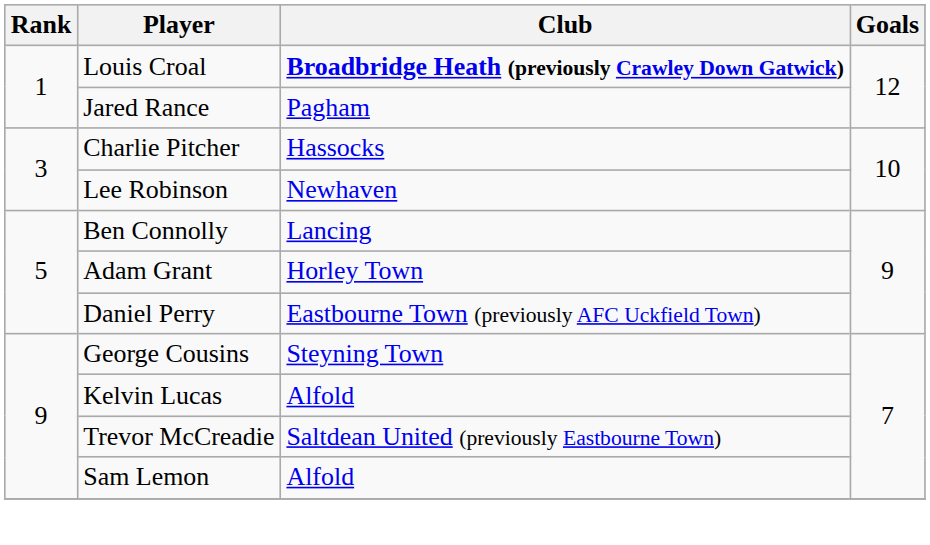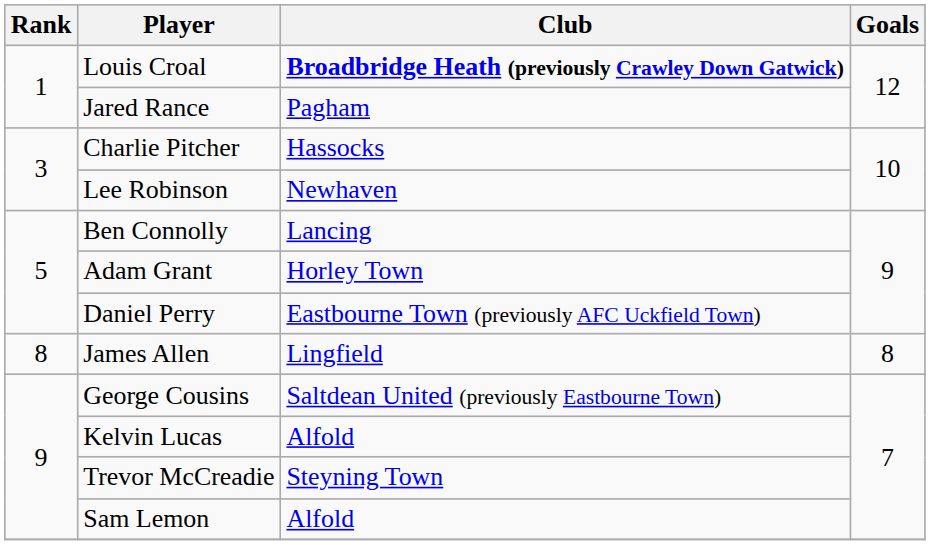+ row: (146, 353)
(365, 353) Steyning Town -> (504, 395) Saltdean United (previously Eastbourne Town)
(504, 436) Saltdean United (previously Eastbourne Town) -> (365, 477) Steyning Town
